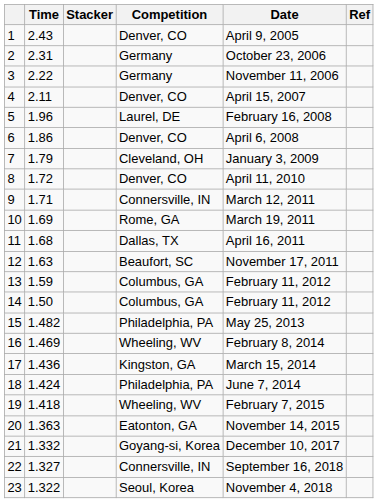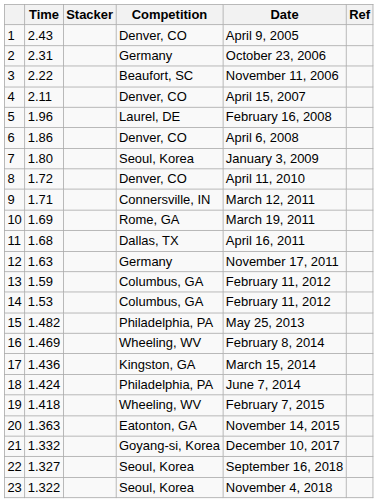(146, 76) Germany -> (156, 76) Beaufort, SC
(40, 158) 1.79 -> (40, 158) 1.80
(161, 158) Cleveland, OH -> (156, 158) Seoul, Korea
(156, 261) Beaufort, SC -> (146, 261) Germany
(40, 302) 1.50 -> (40, 302) 1.53
(165, 466) Connersville, IN -> (156, 466) Seoul, Korea
